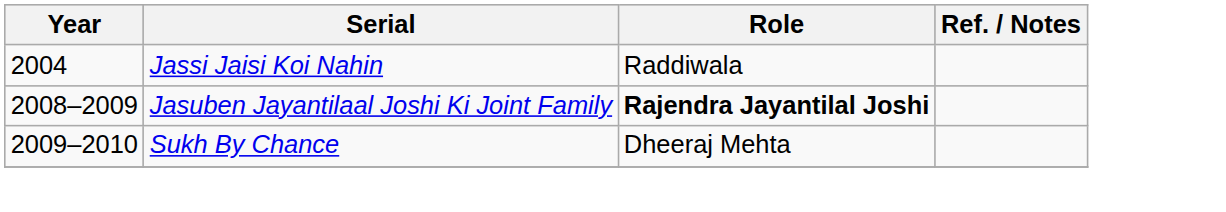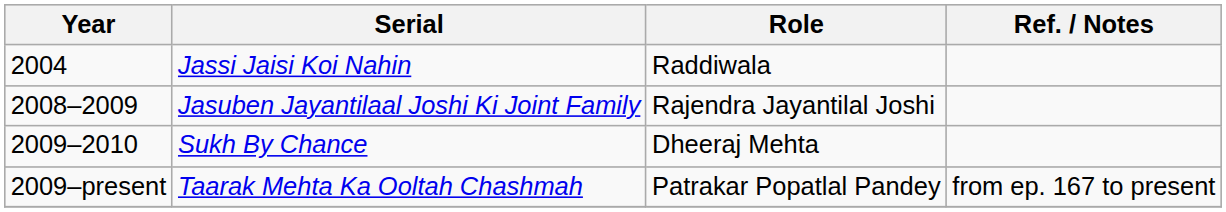(777, 105) bold -> (794, 105) normal
+ row: (380, 186)
